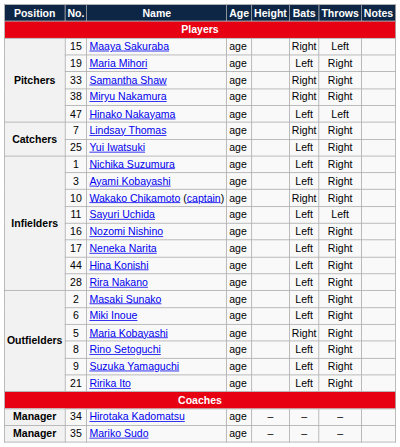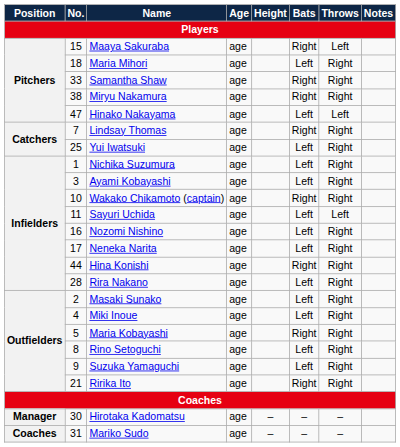(76, 64) 19 -> (76, 64) 18
(304, 266) Left -> (304, 266) Right
(76, 316) 6 -> (76, 316) 4
(304, 384) Left -> (304, 384) Right
(76, 417) 34 -> (76, 417) 30
(35, 434) Manager -> (35, 434) Coaches
(76, 434) 35 -> (76, 434) 31
